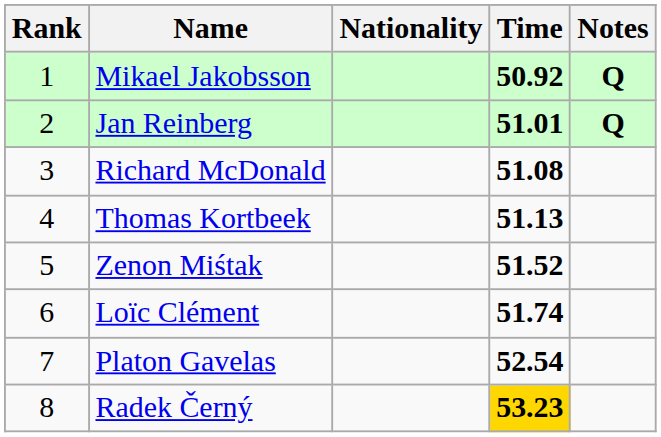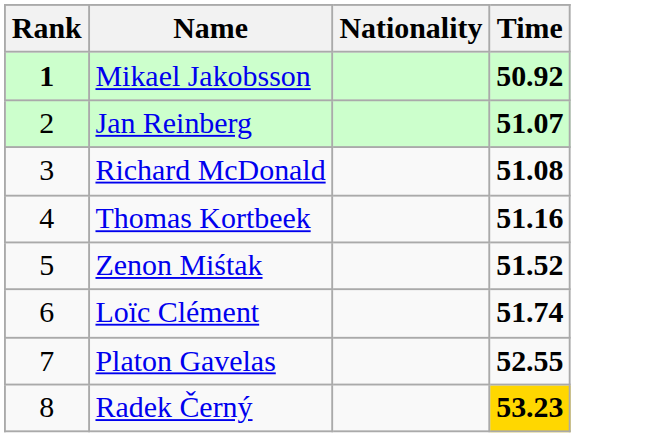- column: (613, 28)
(47, 75) normal -> (47, 75) bold
(530, 123) 51.01 -> (530, 123) 51.07
(530, 218) 51.13 -> (530, 218) 51.16
(530, 360) 52.54 -> (530, 360) 52.55
